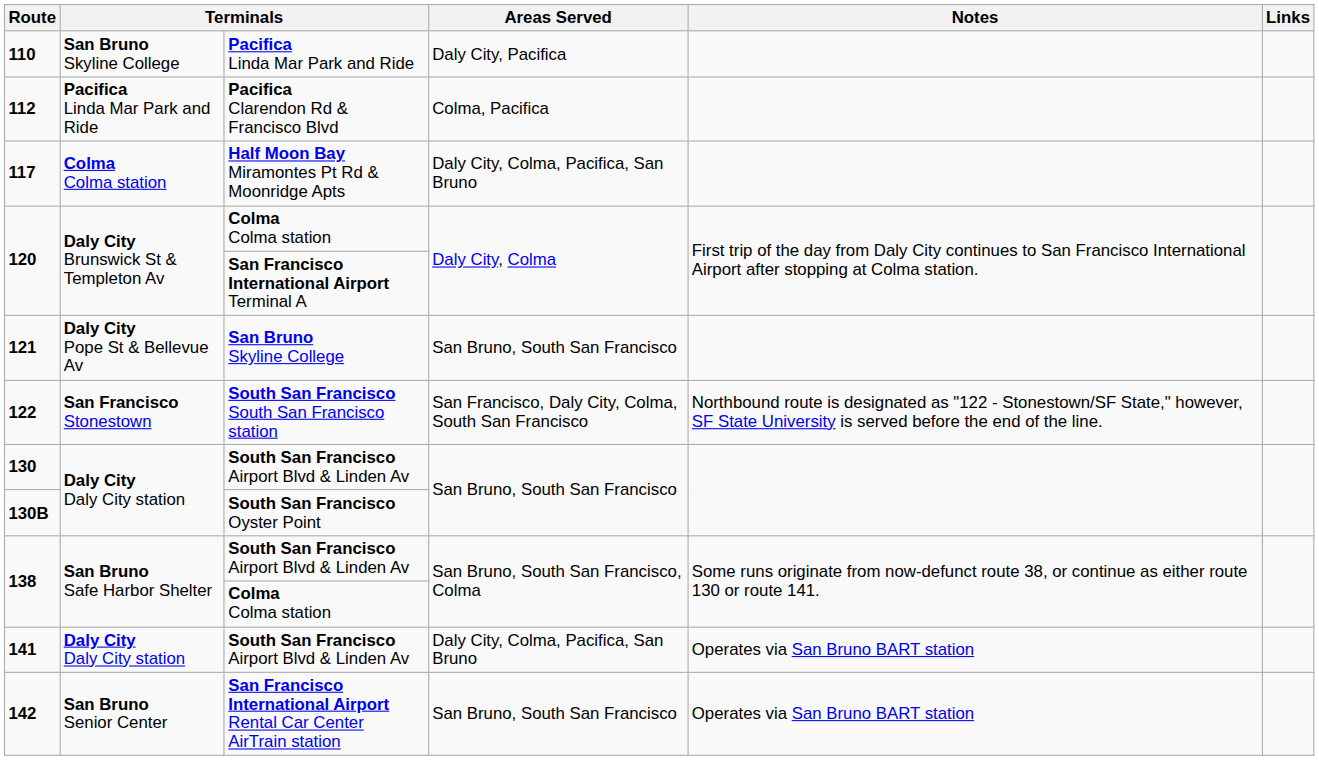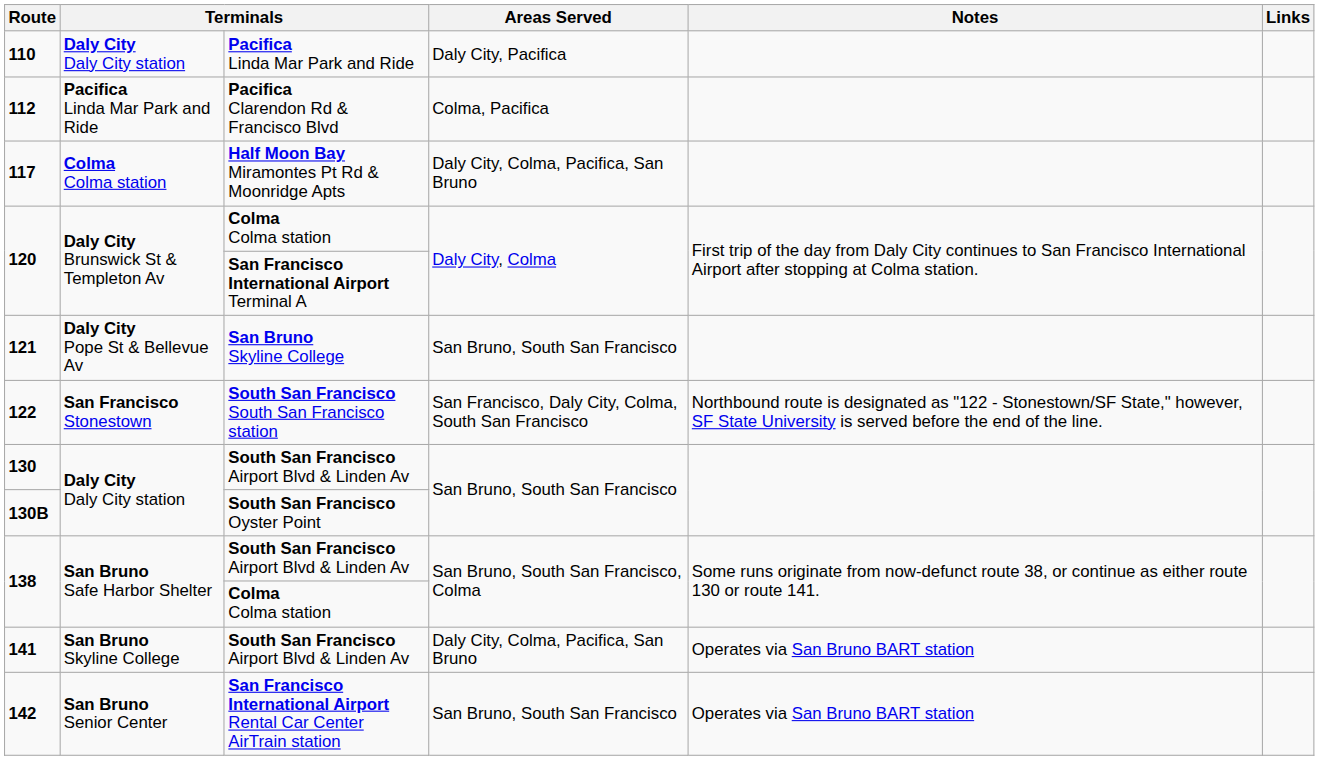(122, 53) San Bruno Skyline College -> (124, 53) Daly City Daly City station
(124, 649) Daly City Daly City station -> (122, 649) San Bruno Skyline College
